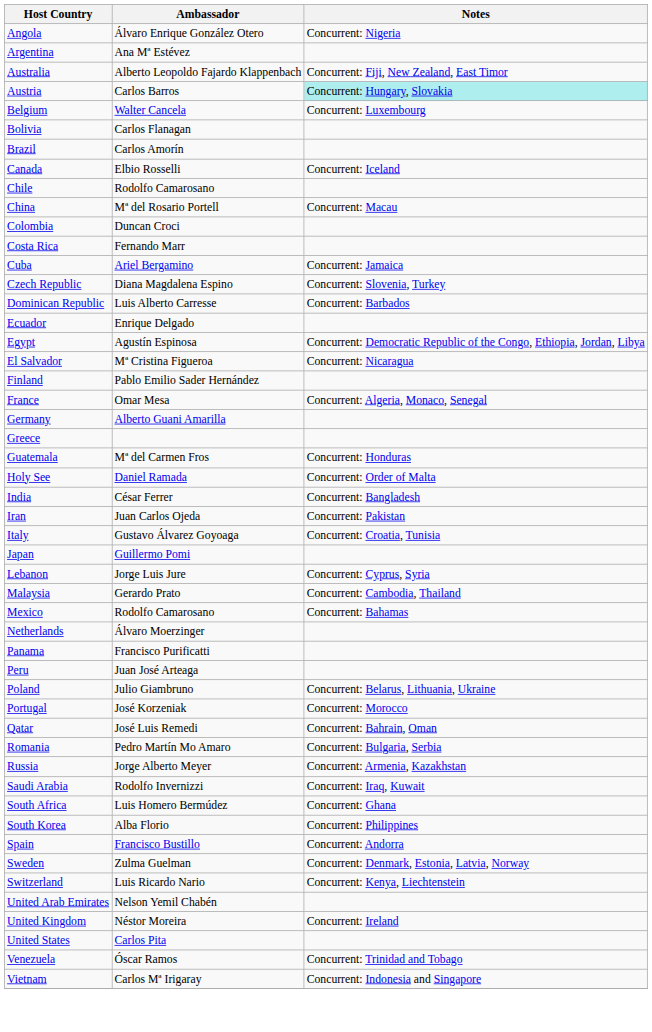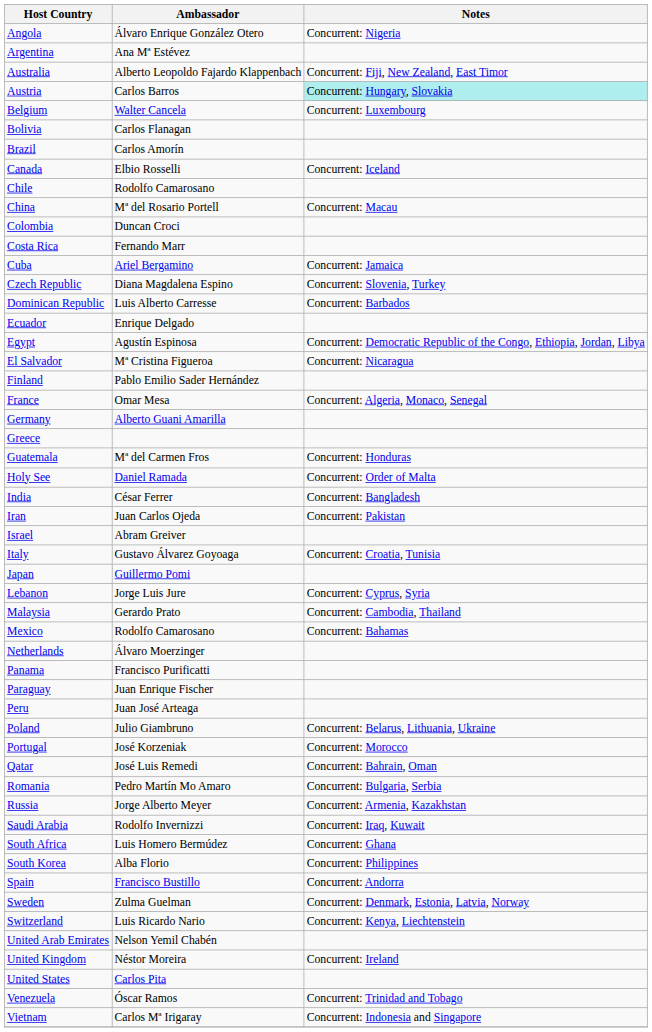+ row: (20, 535)
+ row: (29, 689)
